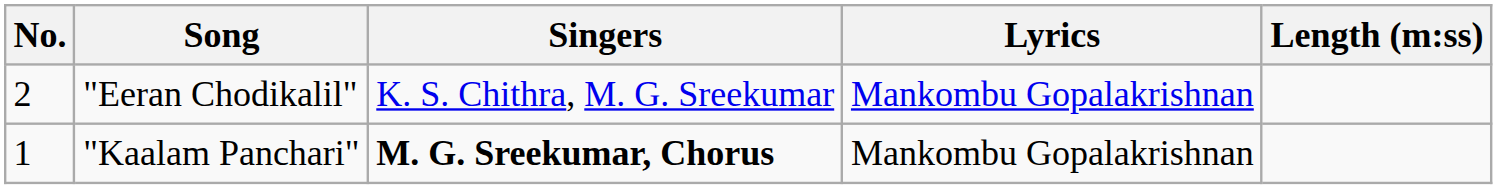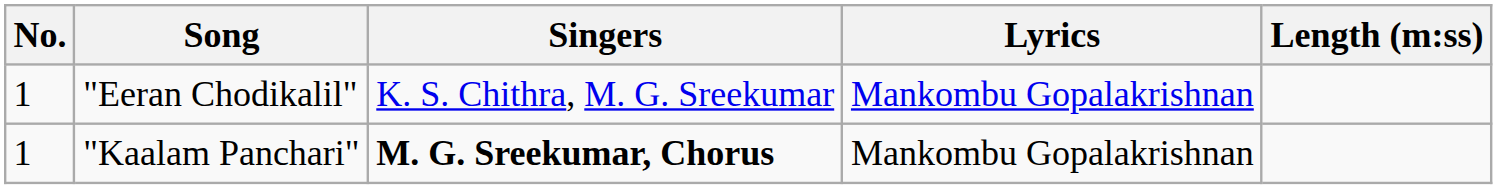(23, 93) 2 -> (23, 93) 1
